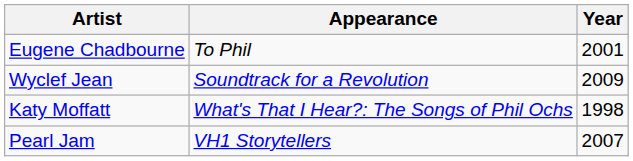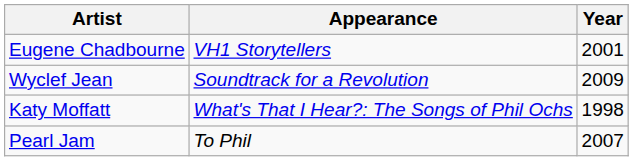(222, 49) To Phil -> (262, 49) VH1 Storytellers
(262, 140) VH1 Storytellers -> (222, 140) To Phil
